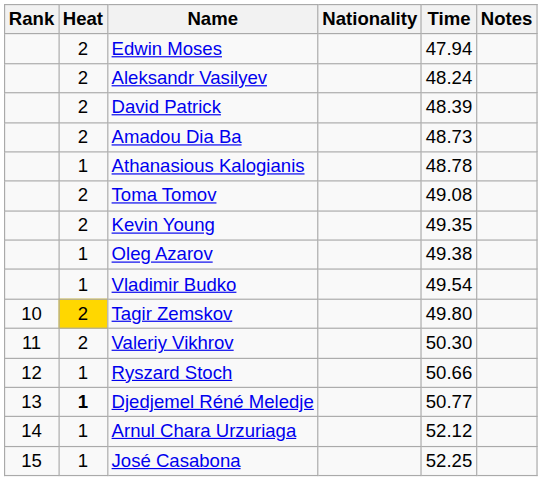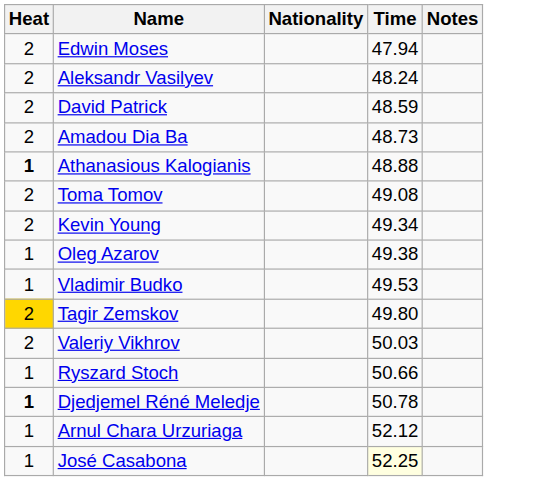- column: (32, 19)
(449, 107) 48.39 -> (395, 107) 48.59
(83, 166) normal -> (29, 166) bold
(449, 166) 48.78 -> (395, 166) 48.88
(449, 225) 49.35 -> (395, 225) 49.34
(449, 284) 49.54 -> (395, 284) 49.53
(449, 343) 50.30 -> (395, 343) 50.03
(449, 401) 50.77 -> (395, 401) 50.78
(449, 460) no background -> (395, 460) lightyellow background
